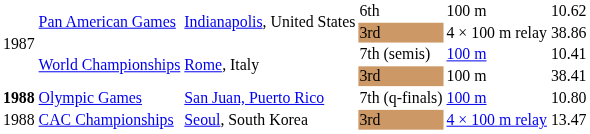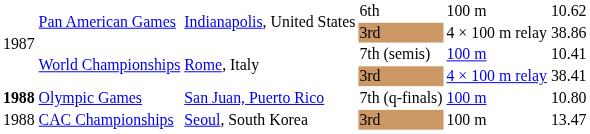(467, 76) 100 m -> (497, 76) 4 × 100 m relay
(497, 119) 4 × 100 m relay -> (467, 119) 100 m
